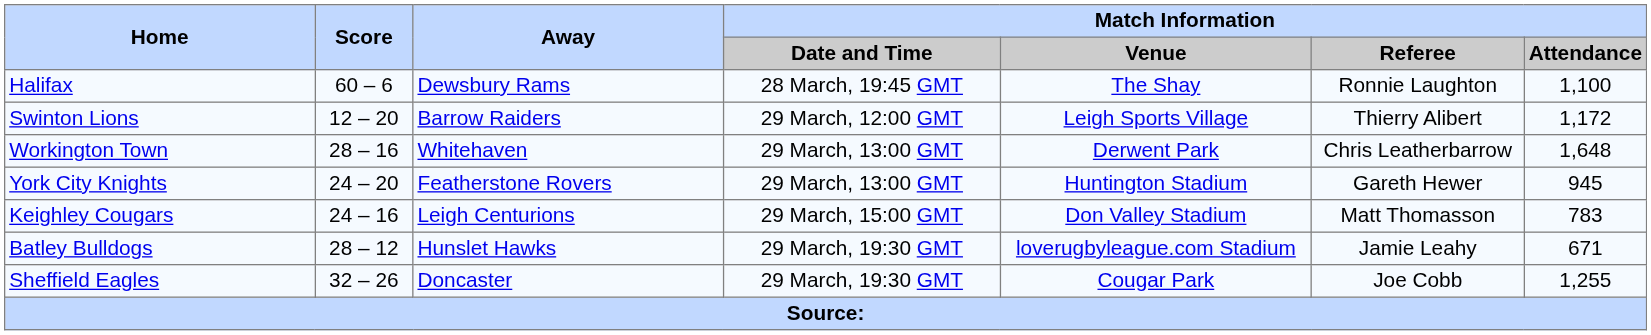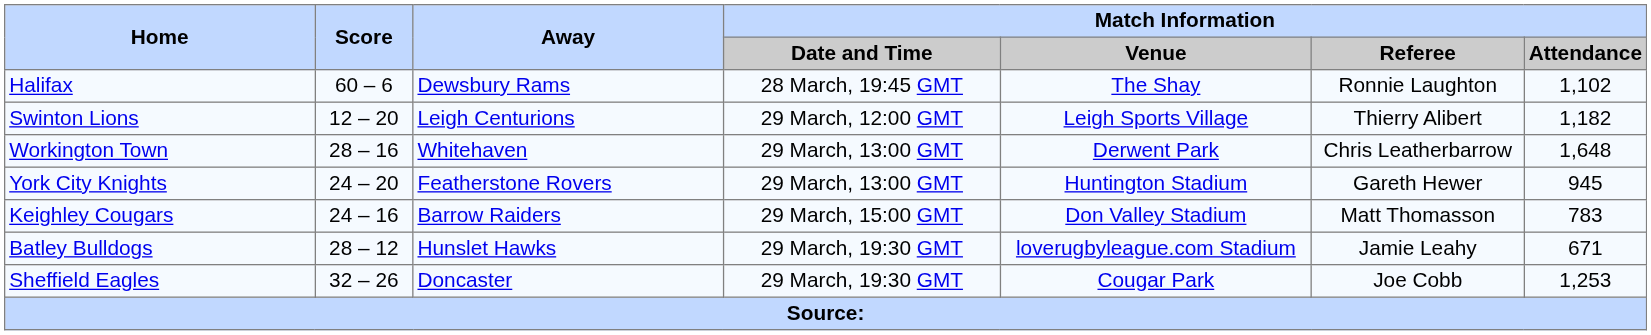(1585, 85) 1,100 -> (1585, 85) 1,102
(489, 118) Barrow Raiders -> (496, 118) Leigh Centurions
(1585, 118) 1,172 -> (1585, 118) 1,182
(496, 215) Leigh Centurions -> (489, 215) Barrow Raiders
(1585, 280) 1,255 -> (1585, 280) 1,253
